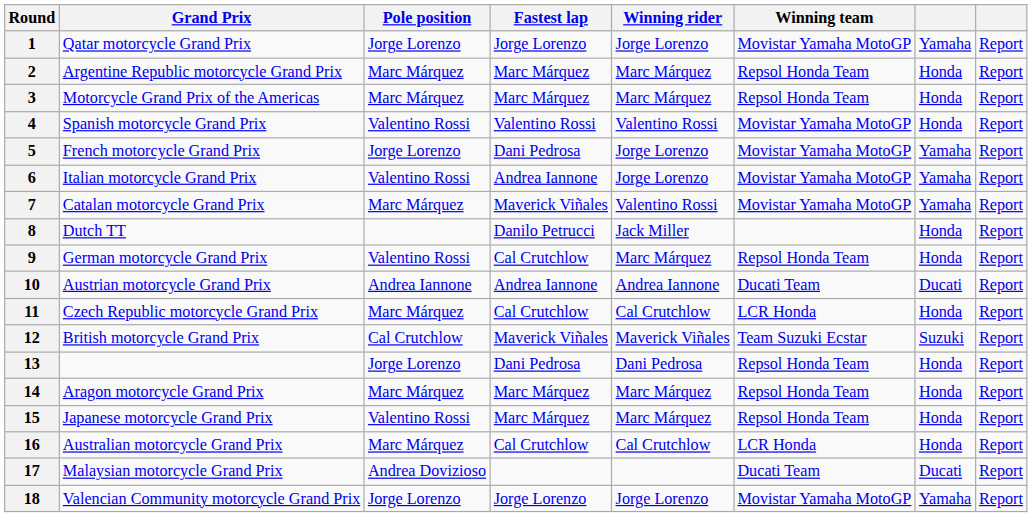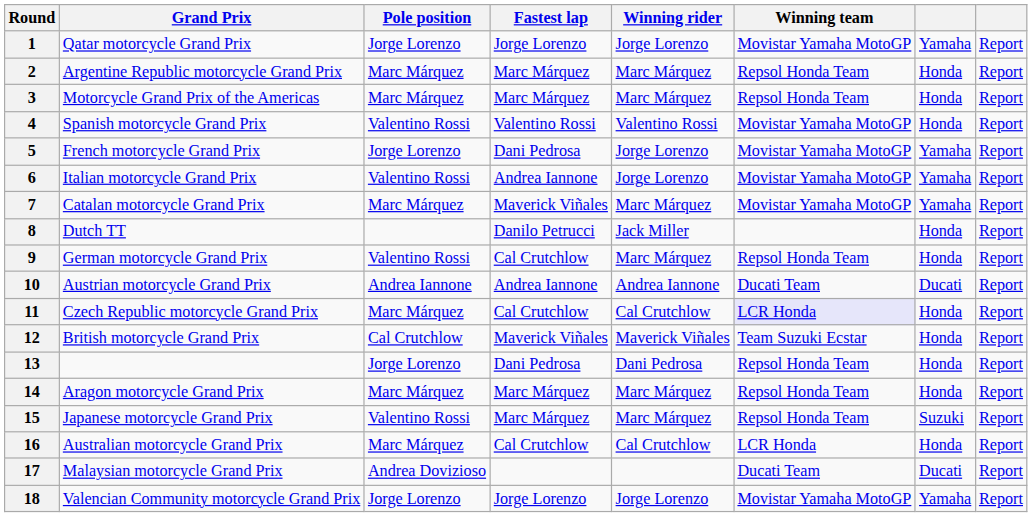(667, 204) Valentino Rossi -> (663, 204) Marc Márquez
(777, 311) no background -> (777, 311) lavender background
(941, 337) Suzuki -> (941, 337) Honda
(941, 417) Honda -> (941, 417) Suzuki
